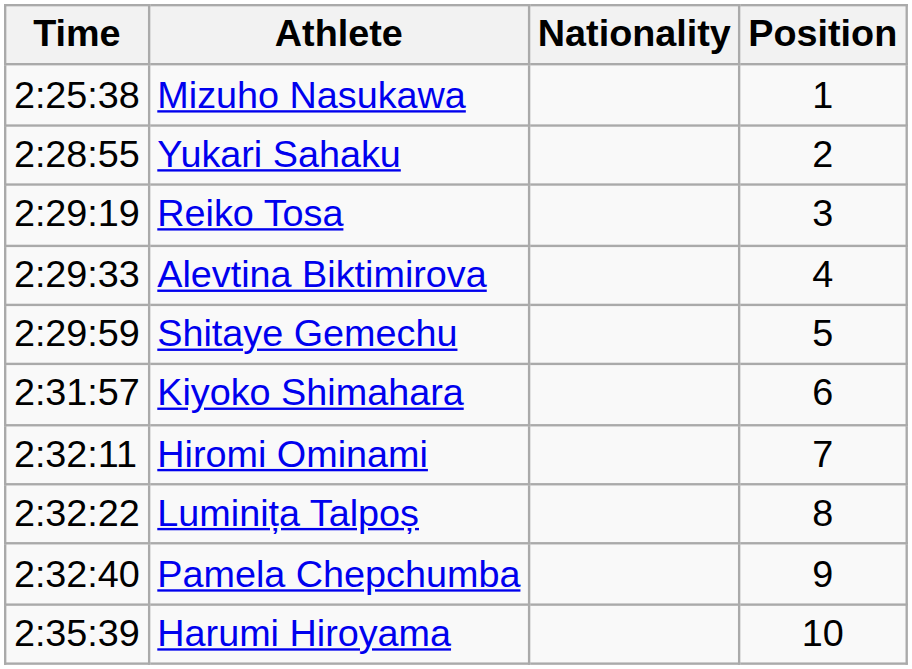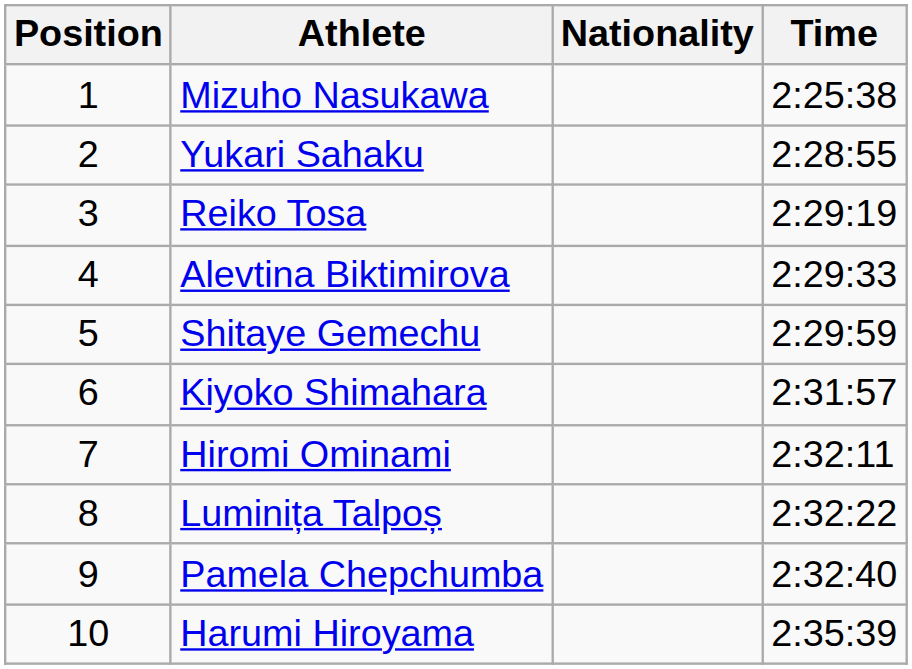columns swapped: (823, 34) <-> (77, 34)
